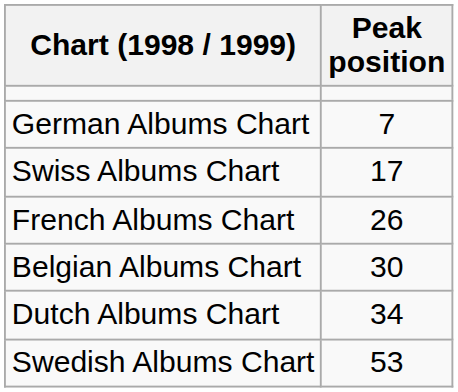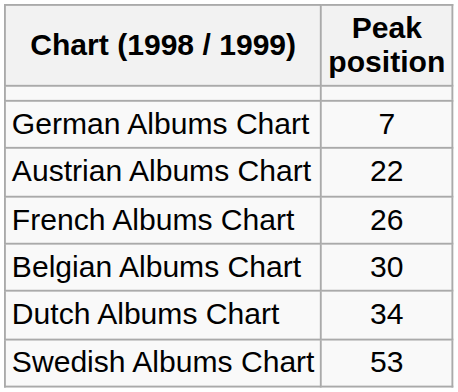- row: (146, 171)
+ row: (162, 171)
